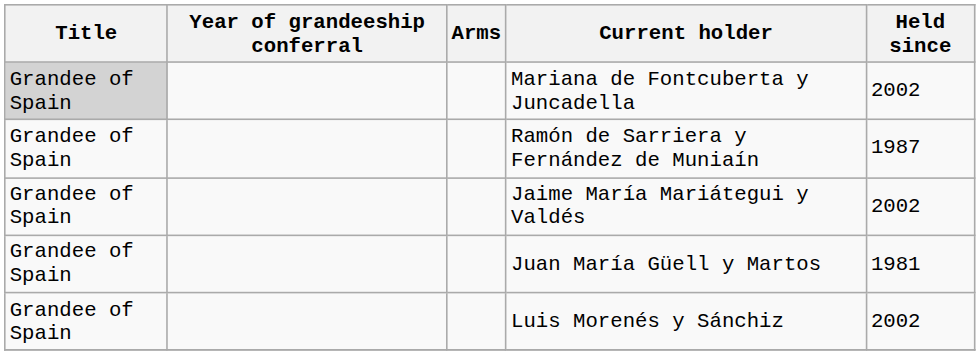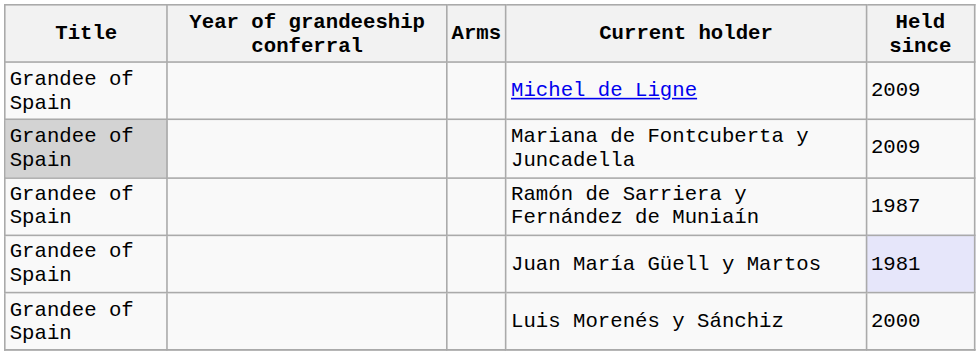+ row: (604, 91)
(896, 91) 2002 -> (896, 149) 2009
- row: (660, 206)
(896, 264) no background -> (896, 264) lavender background
(896, 321) 2002 -> (896, 321) 2000
